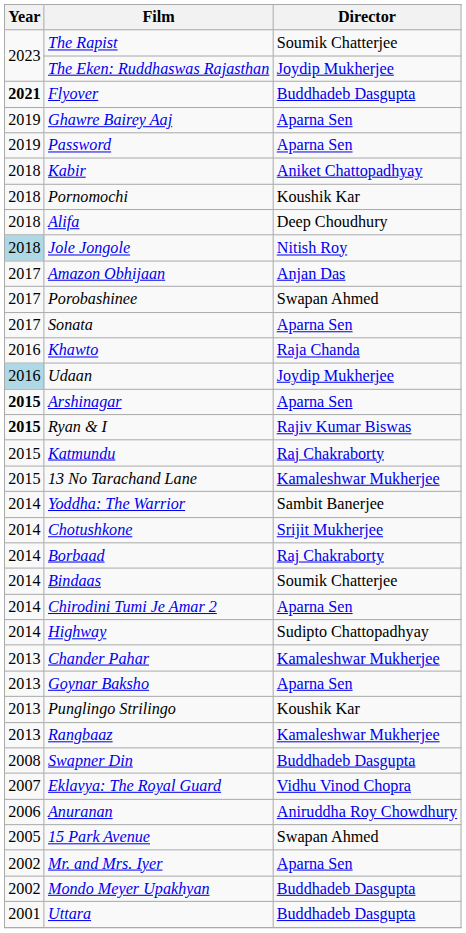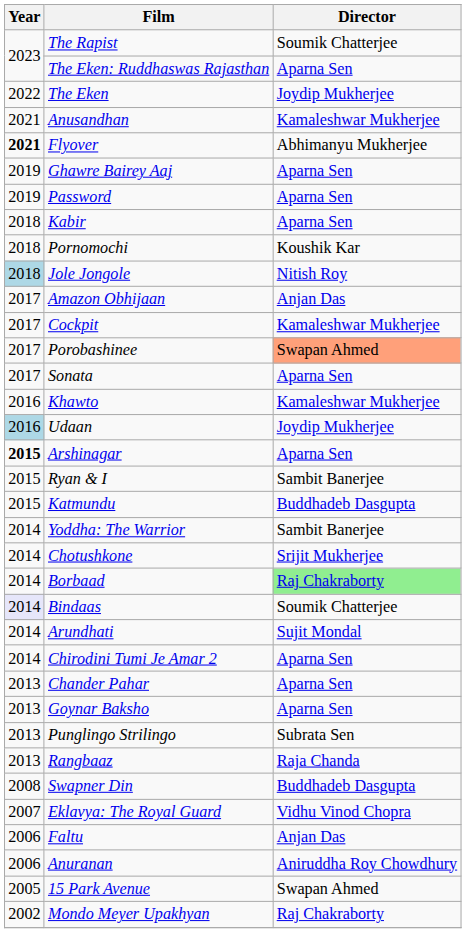(335, 68) Joydip Mukherjee -> (315, 68) Aparna Sen
+ row: (78, 94)
+ row: (88, 119)
(346, 94) Buddhadeb Dasgupta -> (352, 145) Abhimanyu Mukherjee
(350, 171) Aniket Chattopadhyay -> (315, 222) Aparna Sen
- row: (64, 222)
+ row: (73, 324)
(328, 299) no background -> (328, 350) lightsalmon background
(318, 350) Raja Chanda -> (358, 401) Kamaleshwar Mukherjee
(24, 427) bold -> (24, 478) normal
(344, 427) Rajiv Kumar Biswas -> (330, 478) Sambit Banerjee
(330, 453) Raj Chakraborty -> (346, 504) Buddhadeb Dasgupta
- row: (122, 478)
(330, 555) no background -> (330, 581) lightgreen background
(24, 581) no background -> (24, 606) lavender background
+ row: (81, 632)
- row: (77, 632)
(358, 658) Kamaleshwar Mukherjee -> (315, 683) Aparna Sen
(318, 709) Koushik Kar -> (316, 734) Subrata Sen
(358, 734) Kamaleshwar Mukherjee -> (318, 760) Raja Chanda
+ row: (66, 837)
- row: (105, 863)
(346, 888) Buddhadeb Dasgupta -> (330, 914) Raj Chakraborty
- row: (70, 914)
